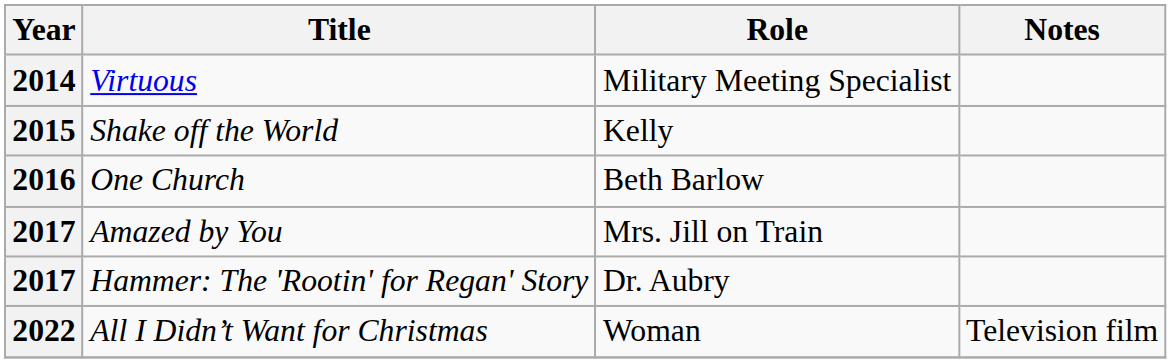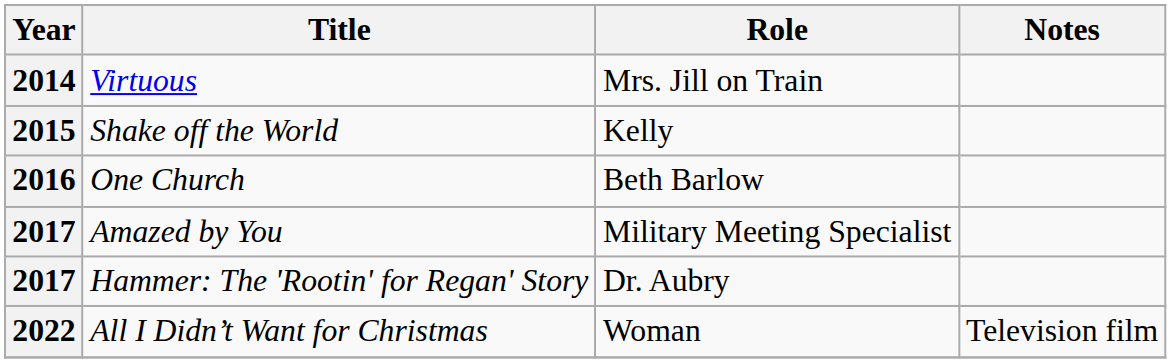(777, 79) Military Meeting Specialist -> (713, 79) Mrs. Jill on Train
(713, 230) Mrs. Jill on Train -> (777, 230) Military Meeting Specialist
